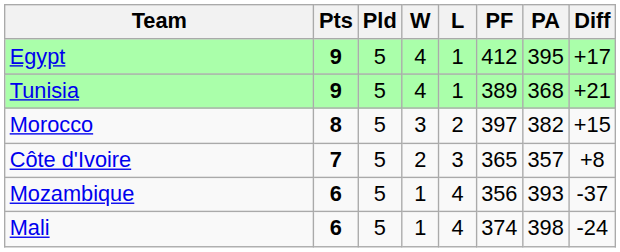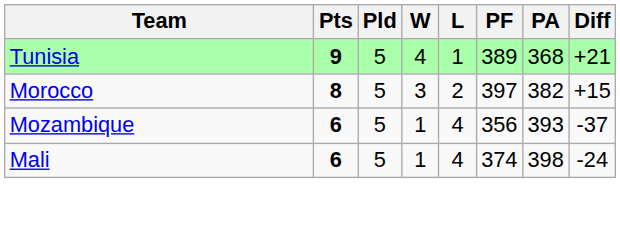- row: (38, 56)
- row: (70, 159)
